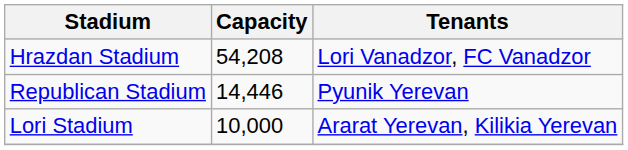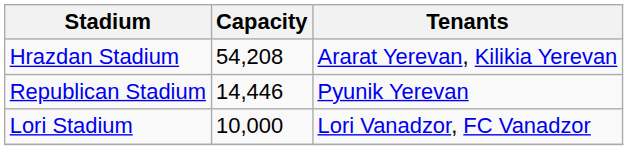(454, 56) Lori Vanadzor, FC Vanadzor -> (467, 56) Ararat Yerevan, Kilikia Yerevan
(467, 126) Ararat Yerevan, Kilikia Yerevan -> (454, 126) Lori Vanadzor, FC Vanadzor
